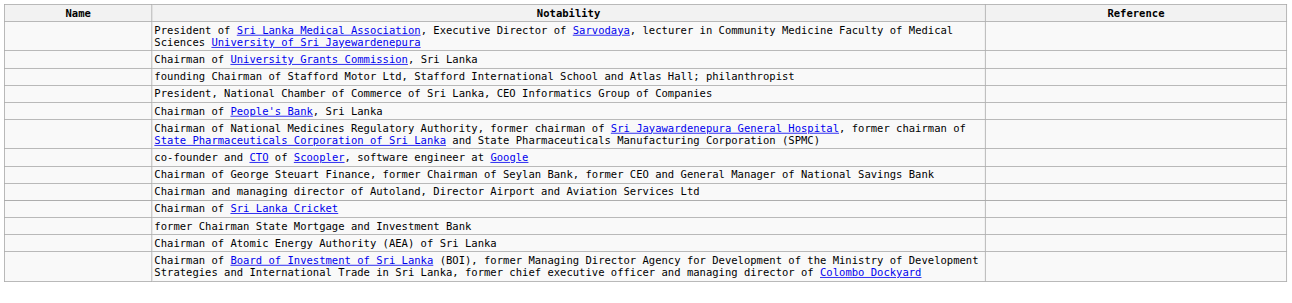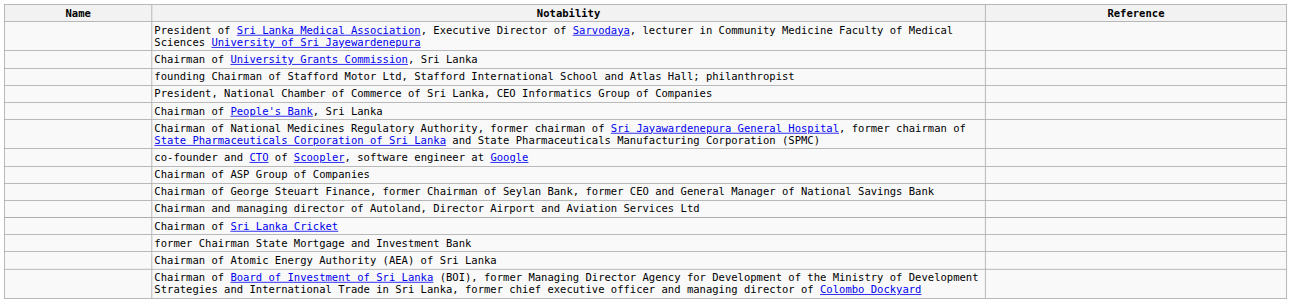+ row: (262, 175)
